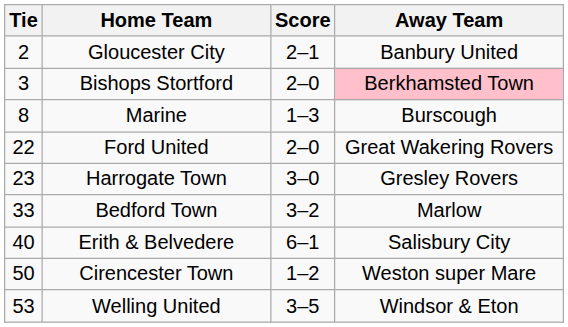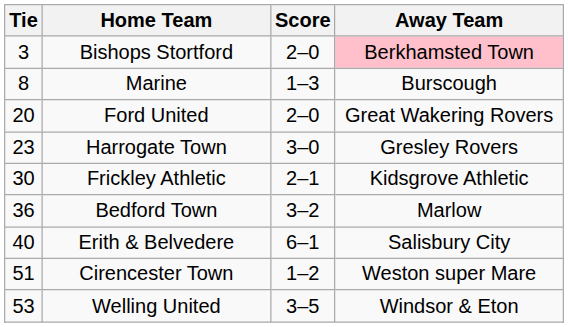- row: (156, 52)
(24, 147) 22 -> (24, 115) 20
+ row: (156, 178)
(24, 210) 33 -> (24, 210) 36
(24, 274) 50 -> (24, 274) 51
